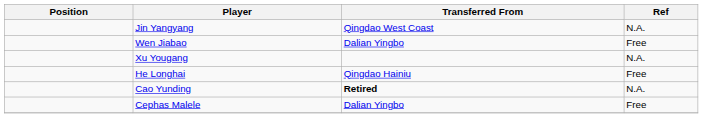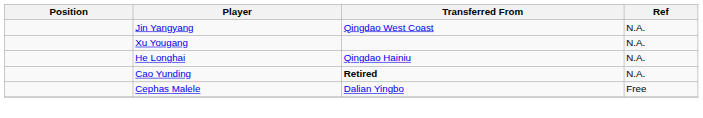- row: (161, 43)
(636, 74) Free -> (636, 58) N.A.
